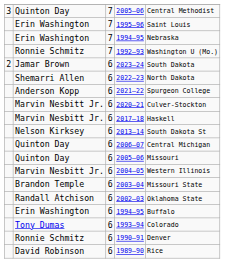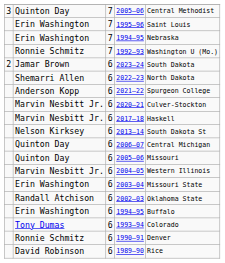(50, 185) Brandon Temple -> (52, 185) Erin Washington
